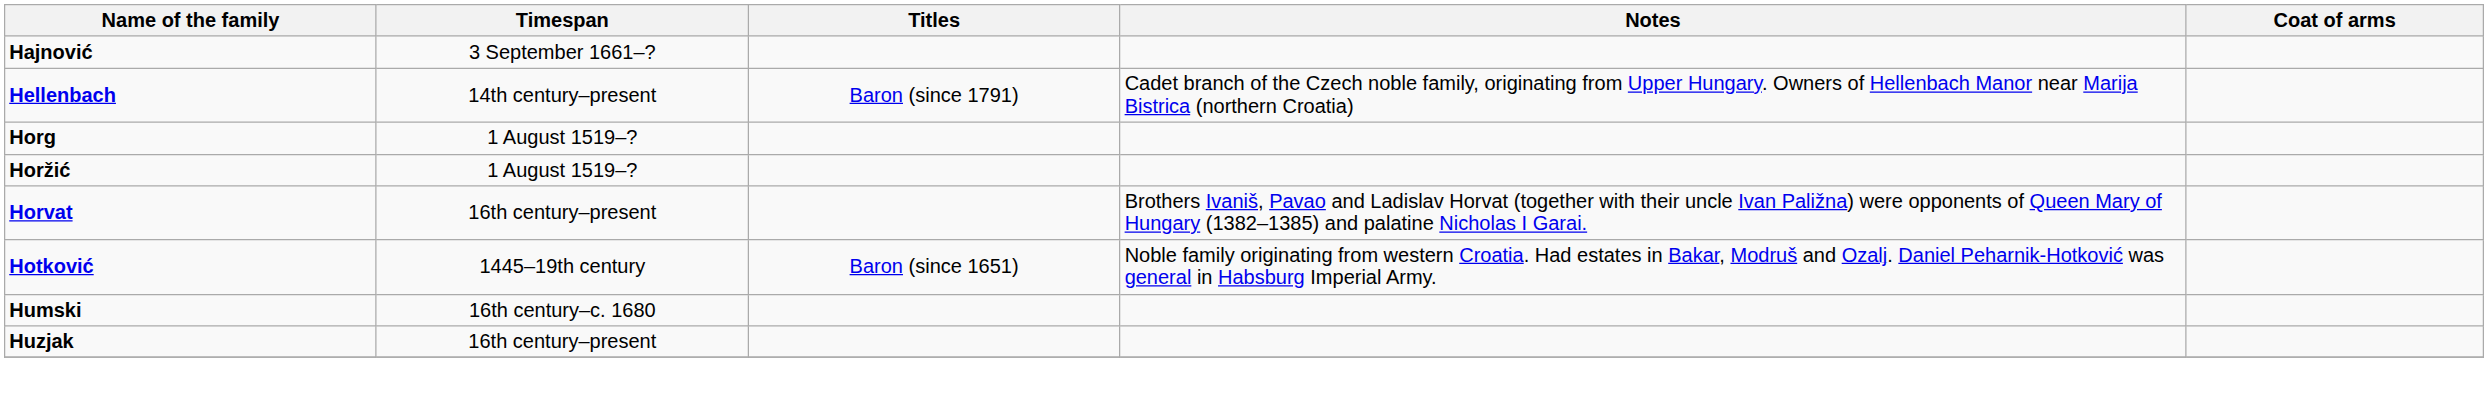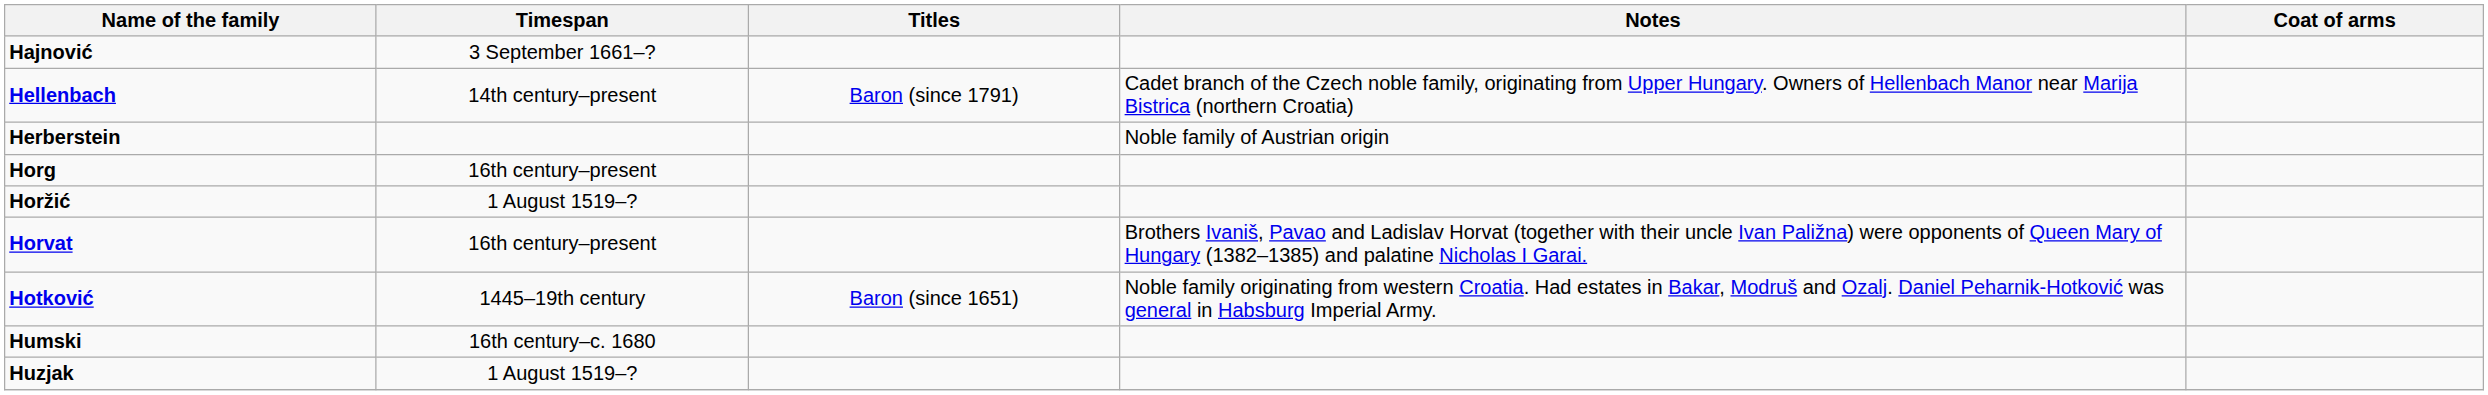+ row: (65, 138)
(562, 138) 1 August 1519–? -> (562, 169) 16th century–present
(562, 341) 16th century–present -> (562, 373) 1 August 1519–?
